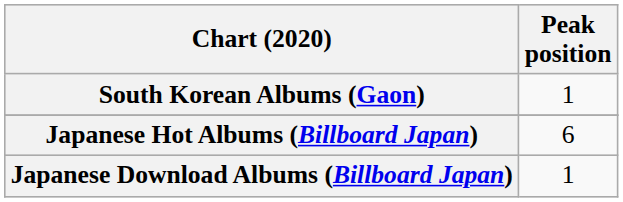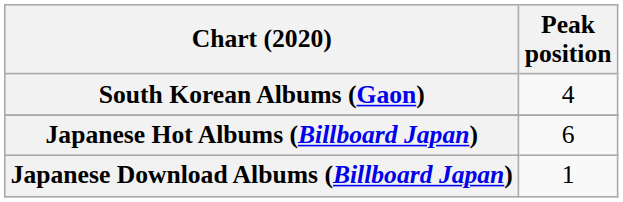(568, 94) 1 -> (568, 94) 4
